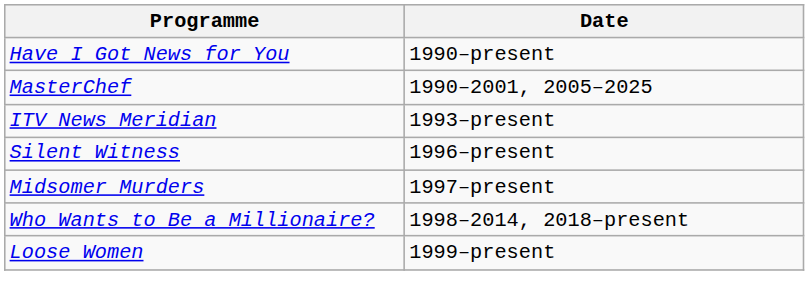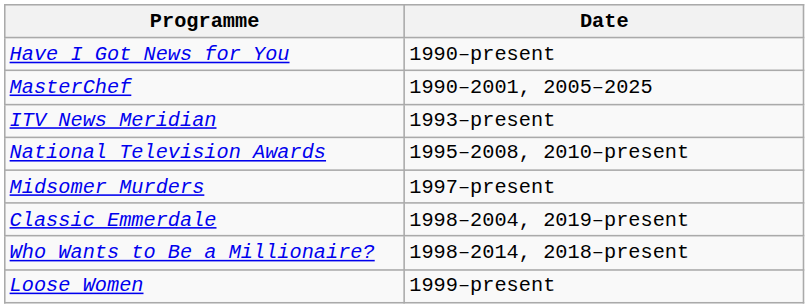+ row: (168, 154)
- row: (95, 154)
+ row: (113, 220)
